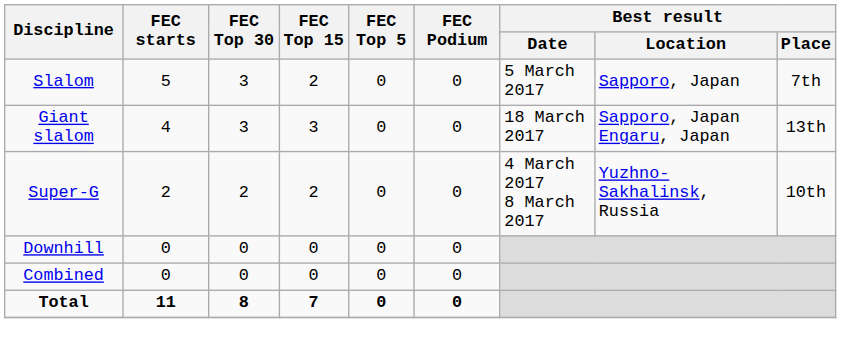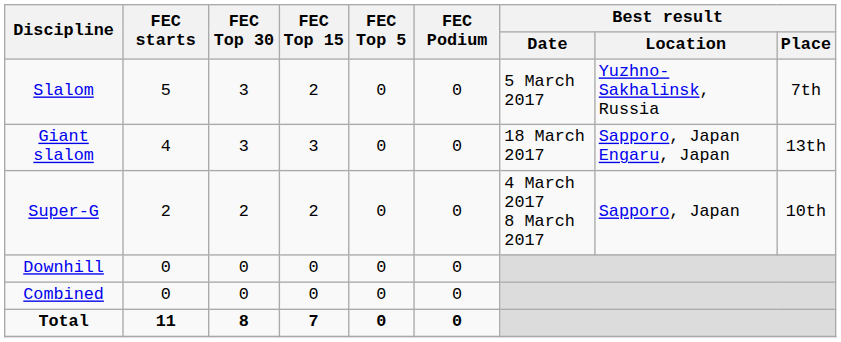(669, 82) Sapporo, Japan -> (654, 92) Yuzhno-Sakhalinsk, Russia
(654, 194) Yuzhno-Sakhalinsk, Russia -> (669, 213) Sapporo, Japan
